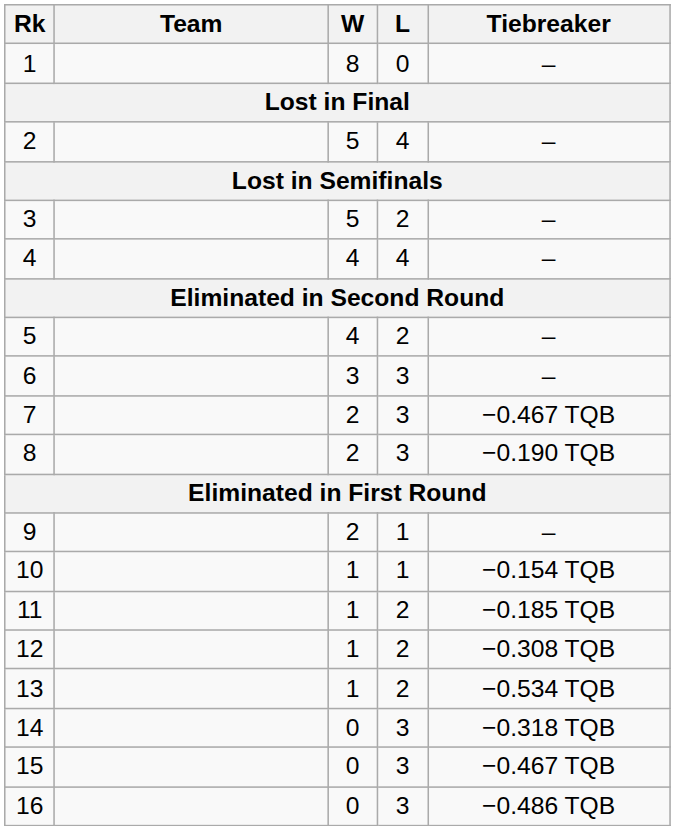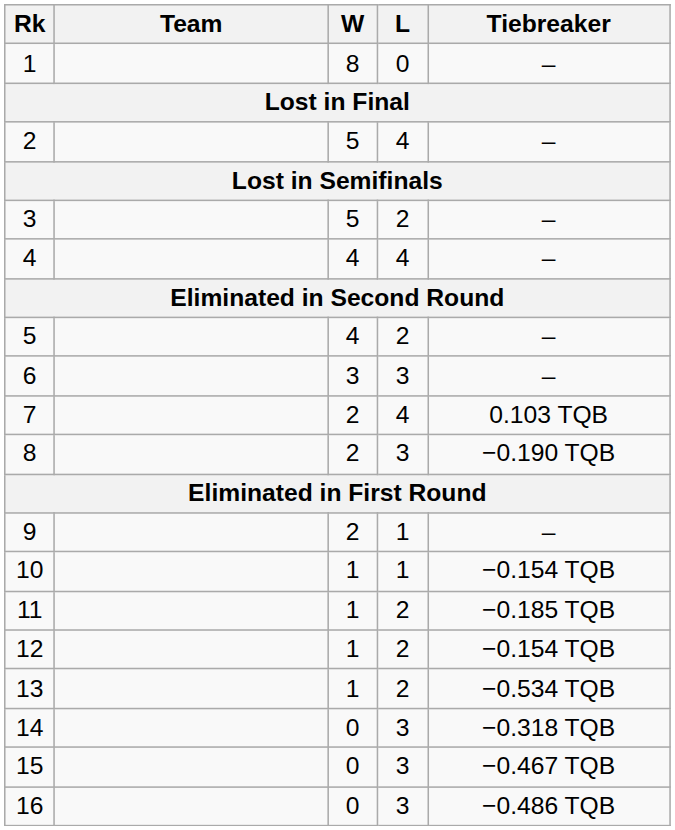(403, 414) 3 -> (403, 414) 4
(549, 414) −0.467 TQB -> (549, 414) 0.103 TQB
(549, 649) −0.308 TQB -> (549, 649) −0.154 TQB
